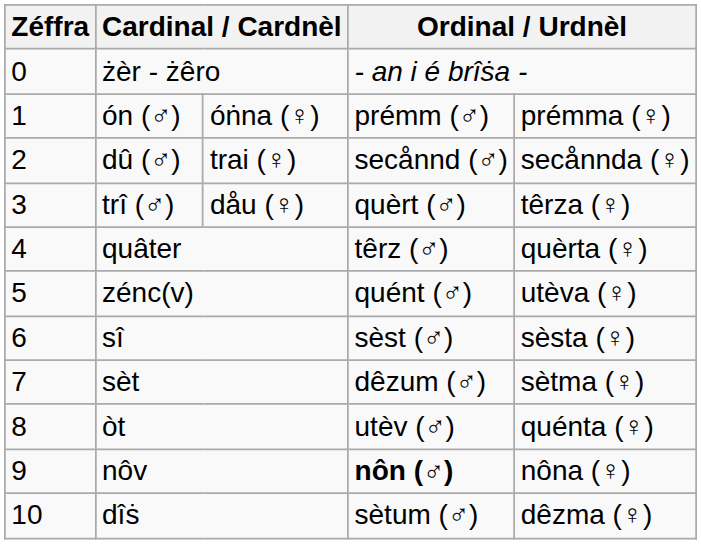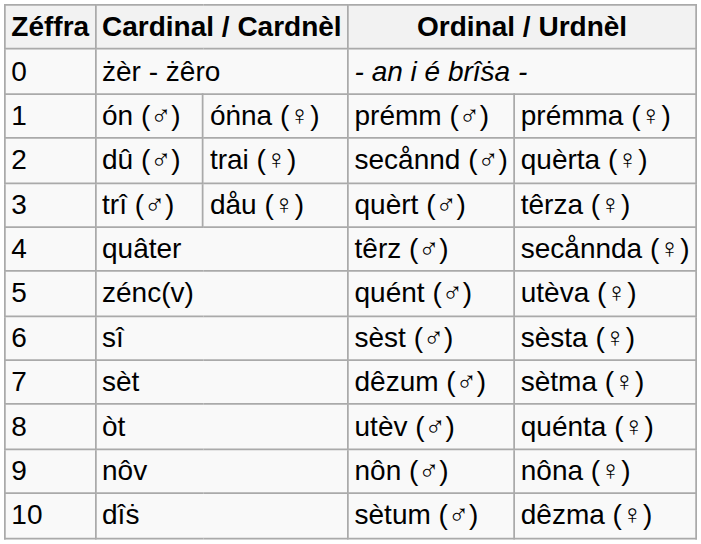(605, 159) secånnda (♀) -> (584, 159) quèrta (♀)
(584, 248) quèrta (♀) -> (605, 248) secånnda (♀)
(404, 470) bold -> (402, 470) normal
